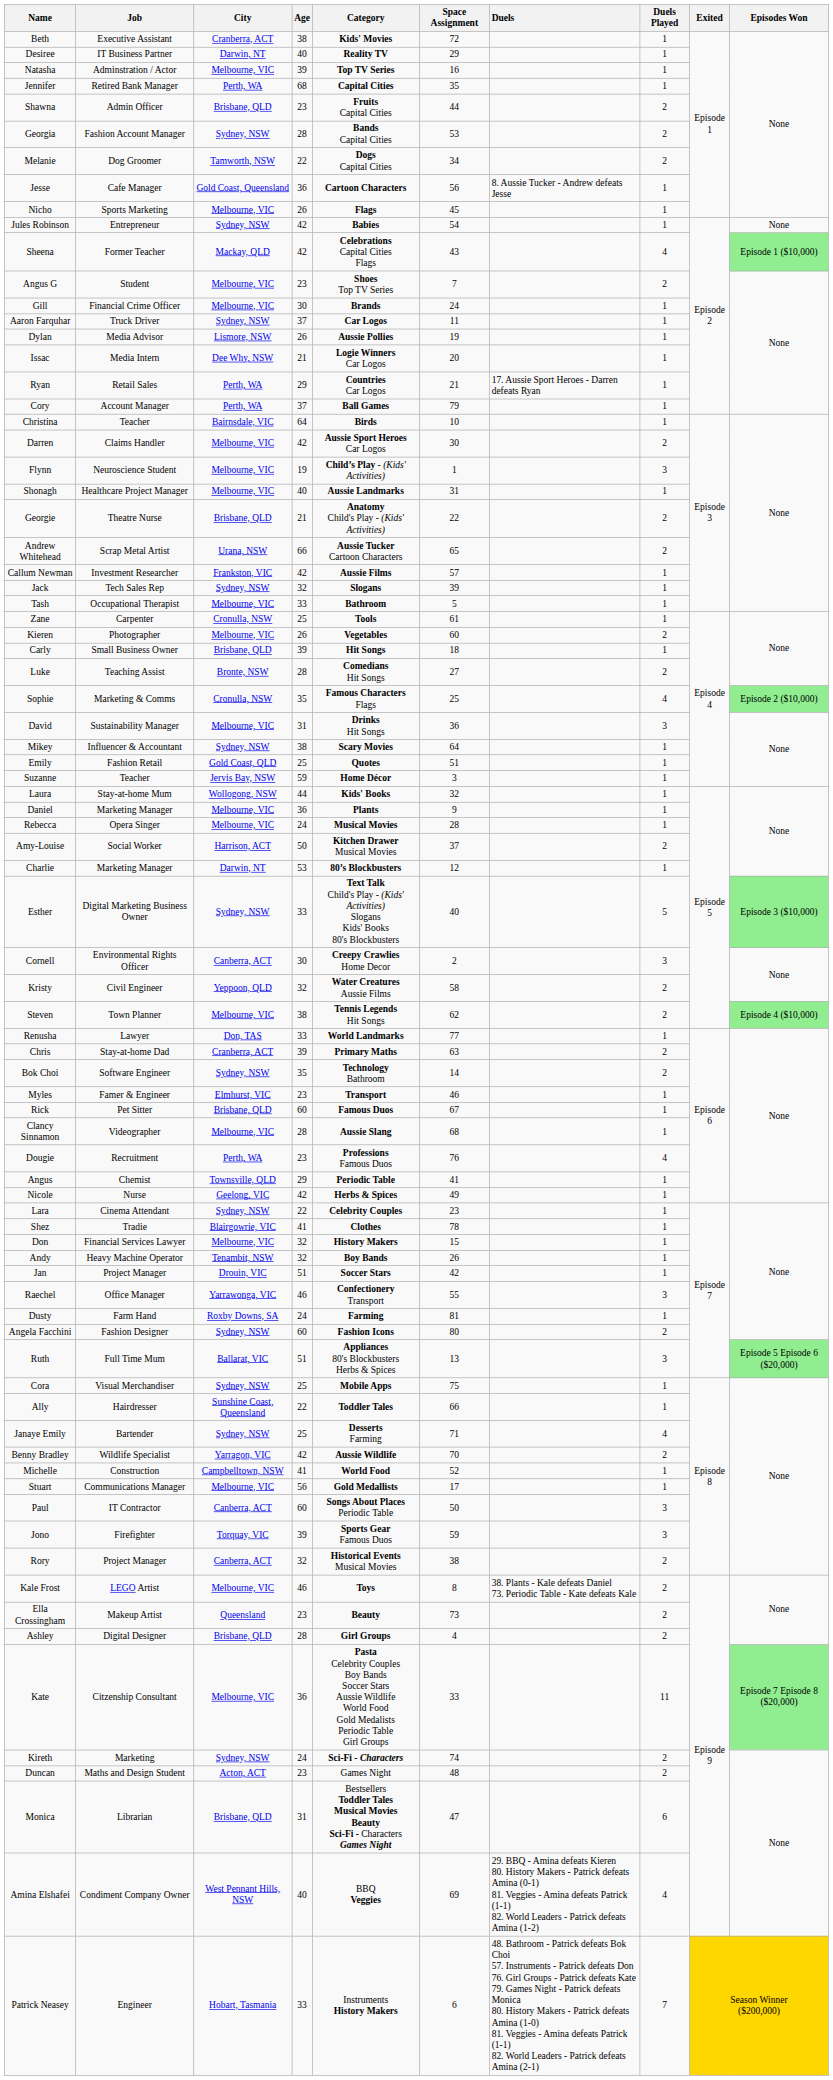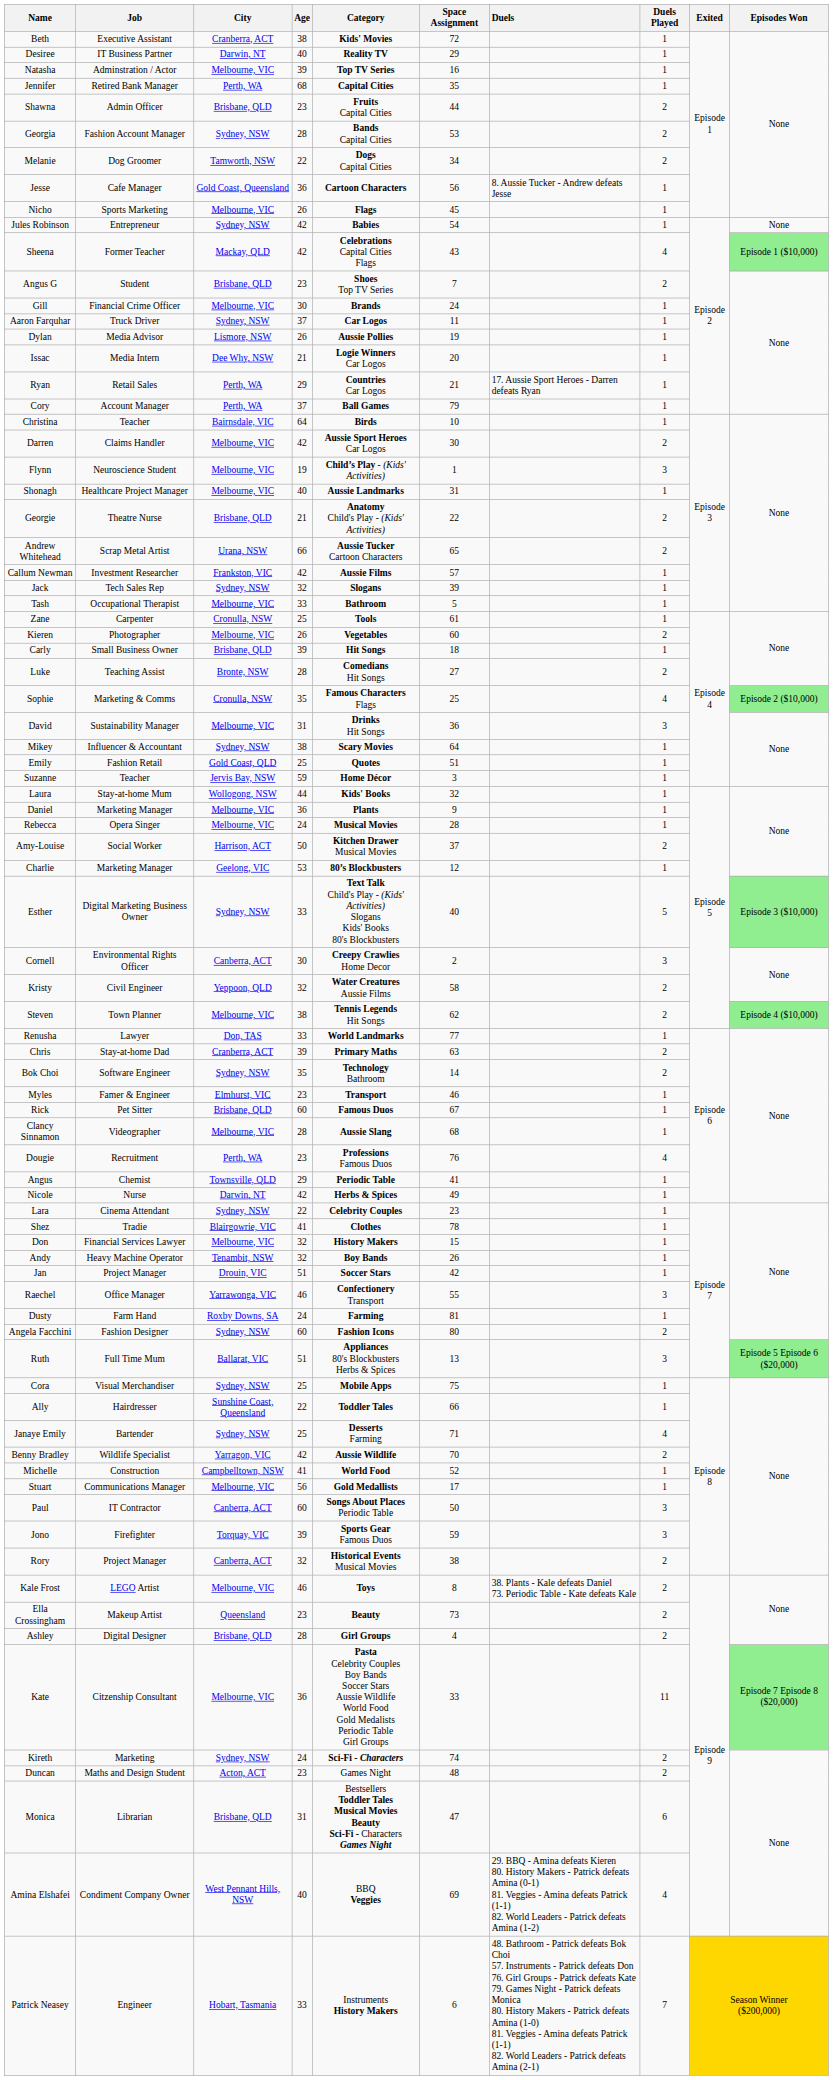(243, 284) Melbourne, VIC -> (243, 284) Brisbane, QLD
(243, 868) Darwin, NT -> (243, 868) Geelong, VIC
(243, 1195) Geelong, VIC -> (243, 1195) Darwin, NT
